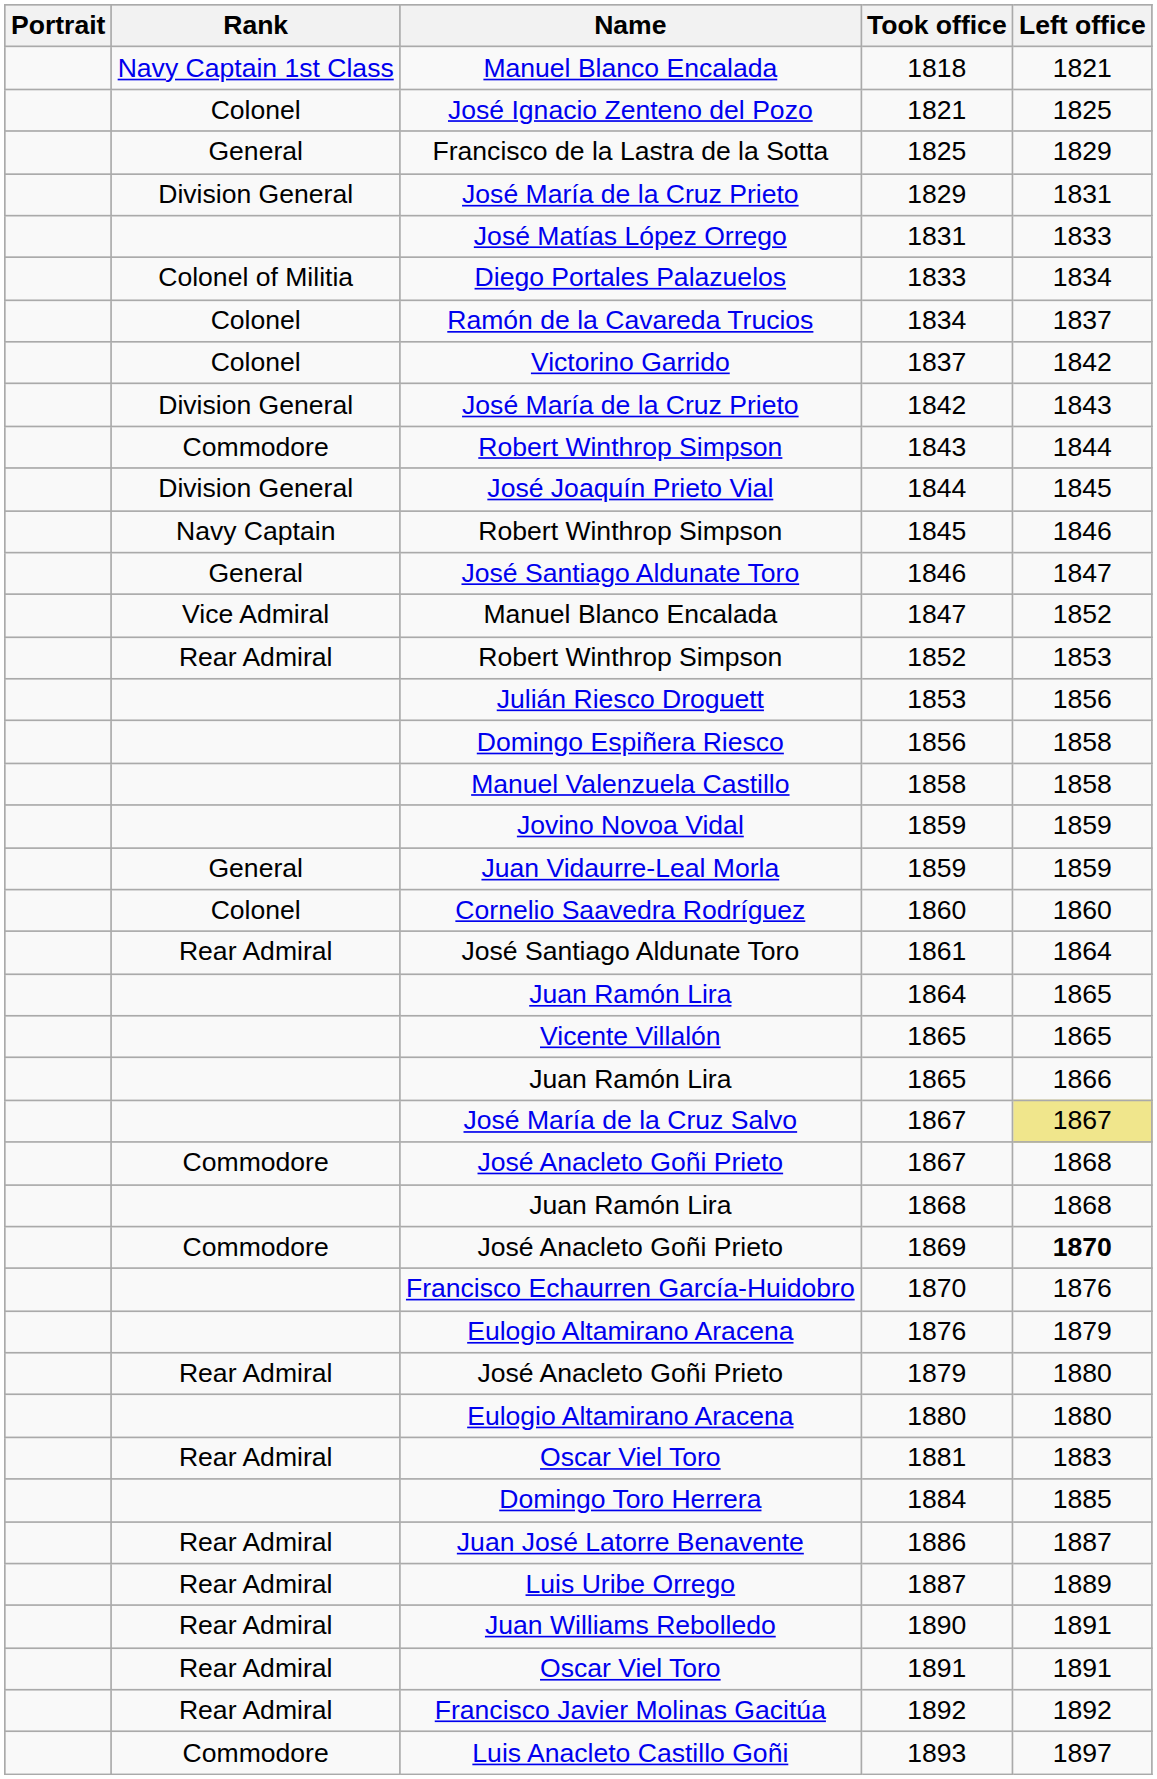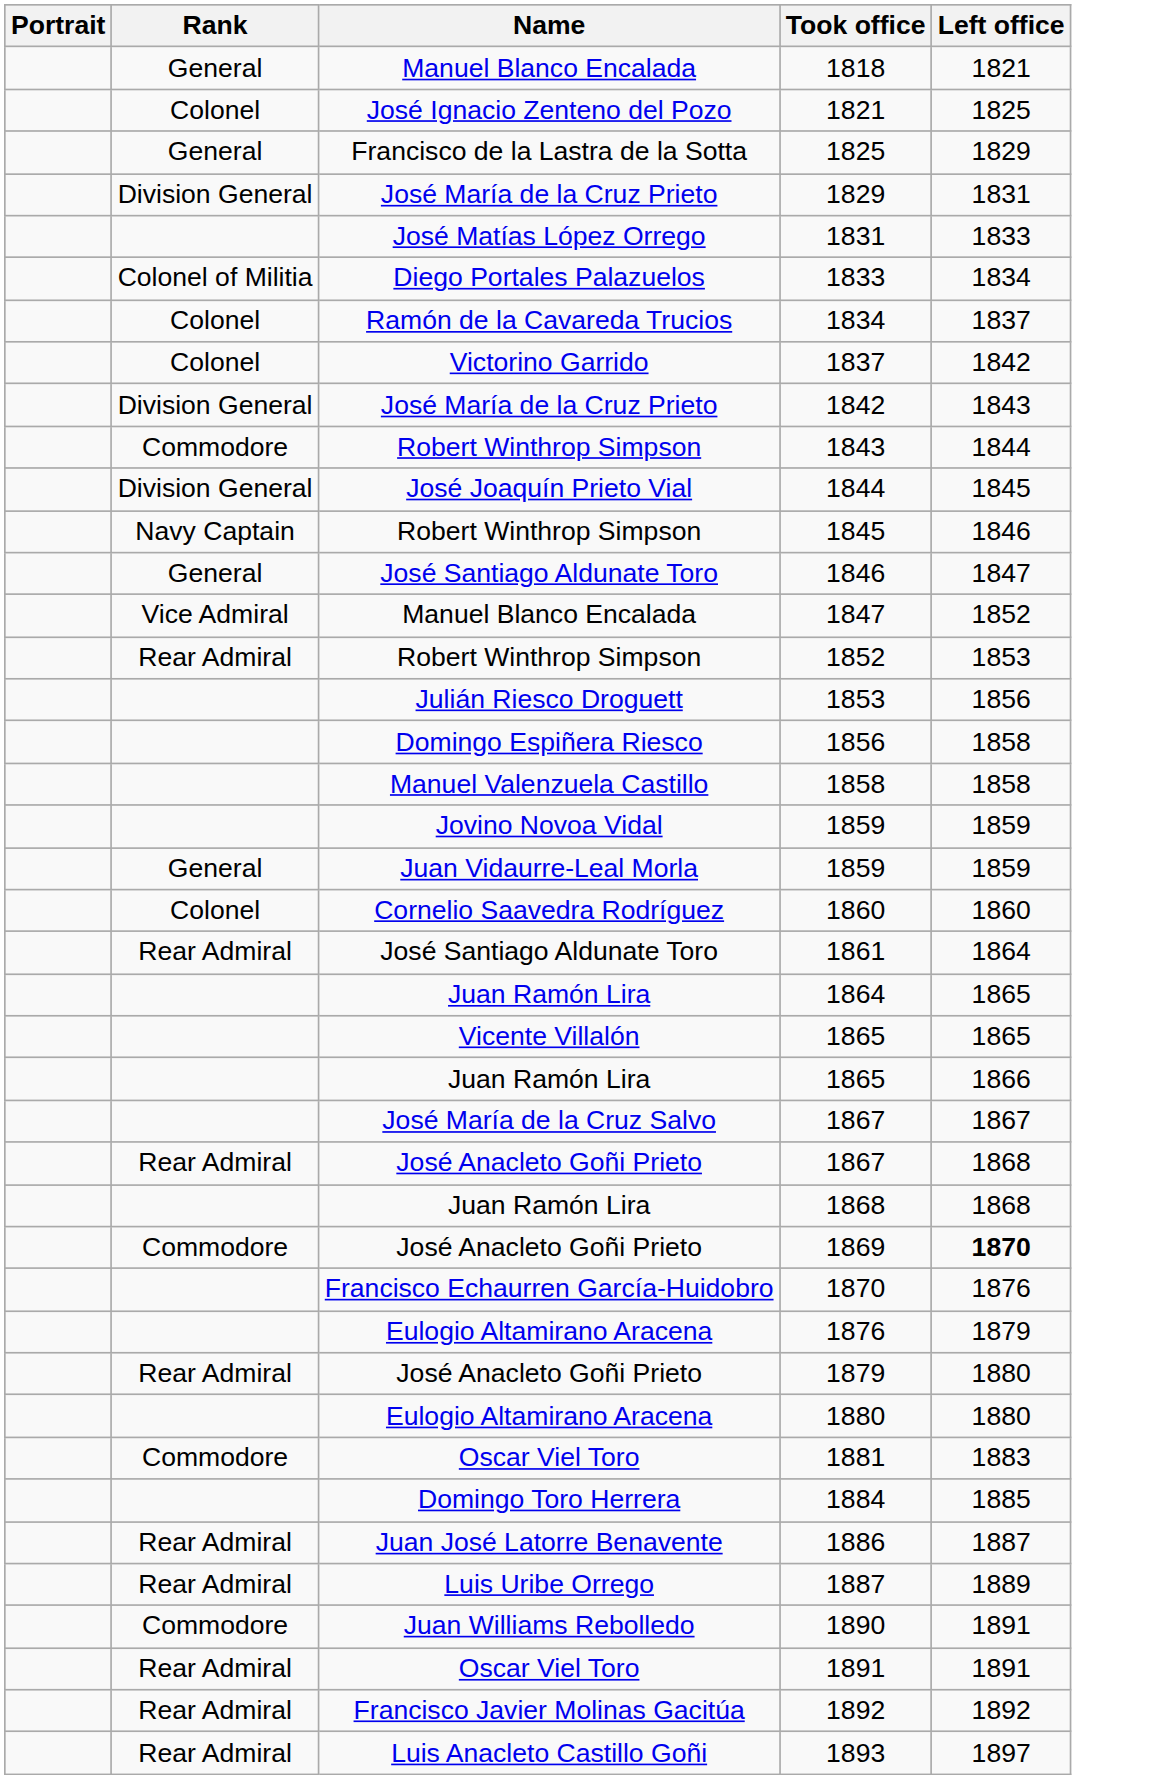(256, 67) Navy Captain 1st Class -> (215, 67) General
(1082, 1120) khaki background -> (1001, 1120) no background
(256, 1162) Commodore -> (215, 1162) Rear Admiral
(256, 1457) Rear Admiral -> (215, 1457) Commodore
(256, 1626) Rear Admiral -> (215, 1626) Commodore
(256, 1752) Commodore -> (215, 1752) Rear Admiral
